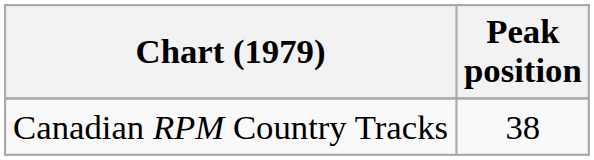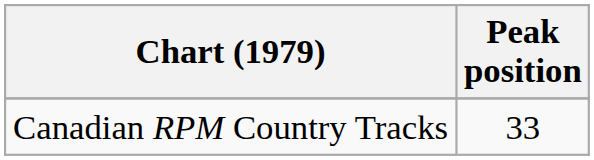(523, 126) 38 -> (523, 126) 33
